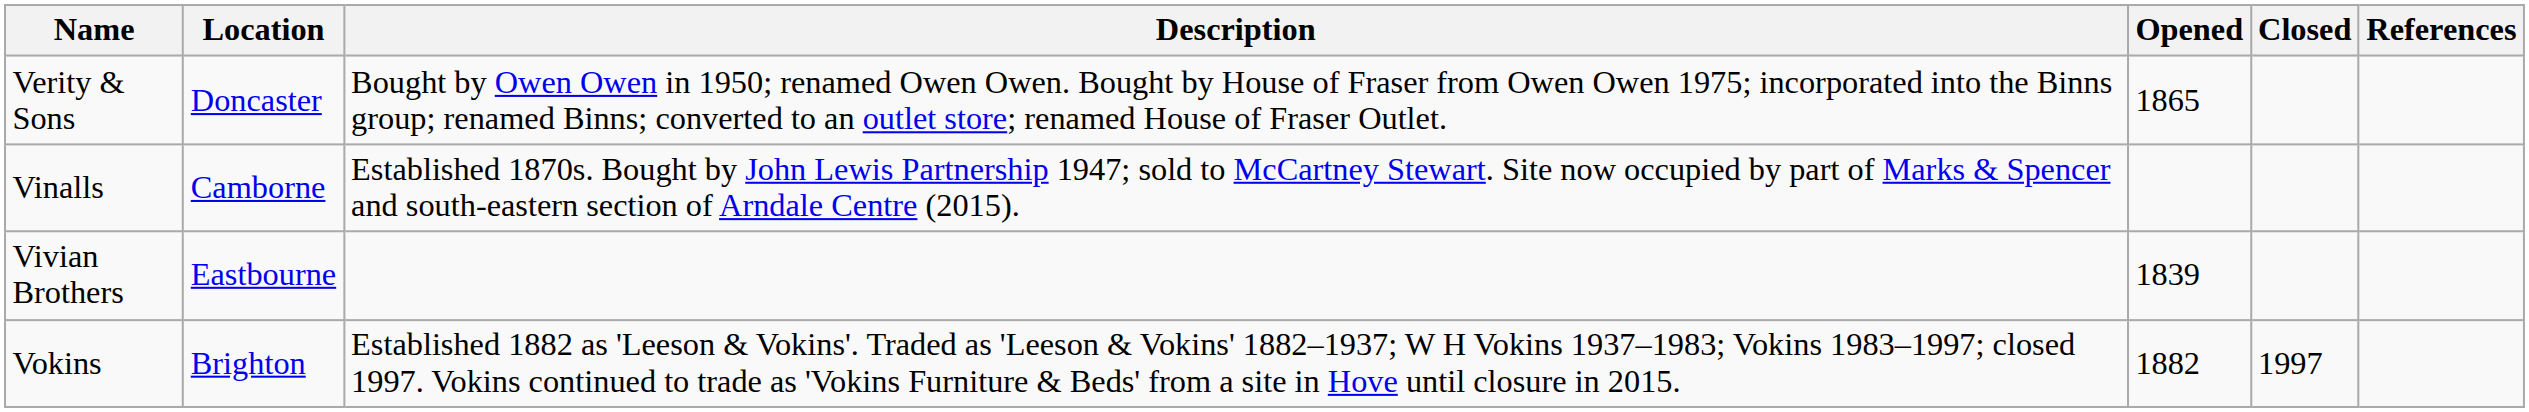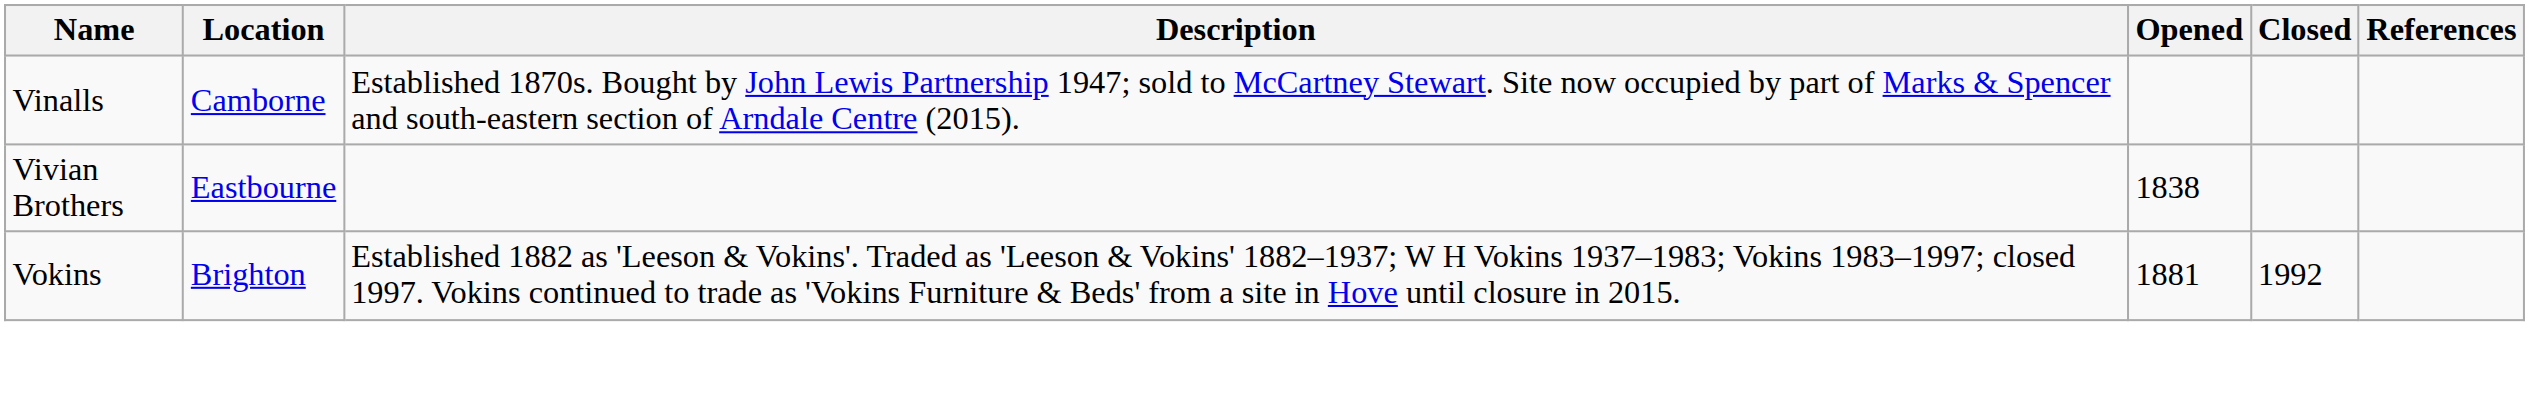- row: (69, 99)
(2168, 274) 1839 -> (2168, 187) 1838
(2168, 362) 1882 -> (2168, 274) 1881
(2290, 362) 1997 -> (2290, 274) 1992
